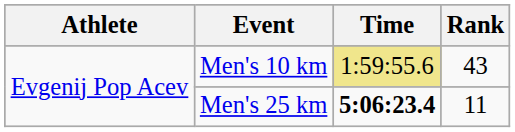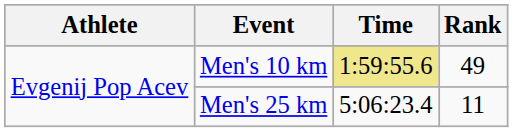(476, 65) 43 -> (473, 65) 49
(387, 106) bold -> (386, 106) normal
